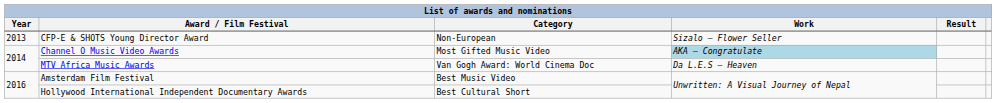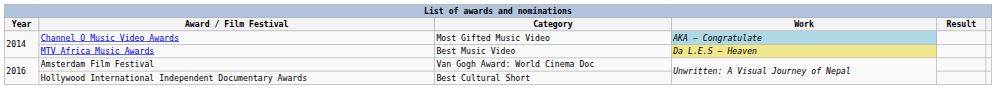- row: (125, 38)
(515, 65) Van Gogh Award: World Cinema Doc -> (476, 51) Best Music Video
(715, 65) no background -> (715, 51) khaki background
(476, 78) Best Music Video -> (515, 64) Van Gogh Award: World Cinema Doc
